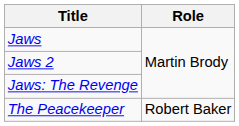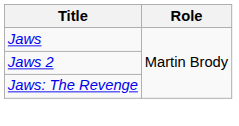- row: (66, 109)
